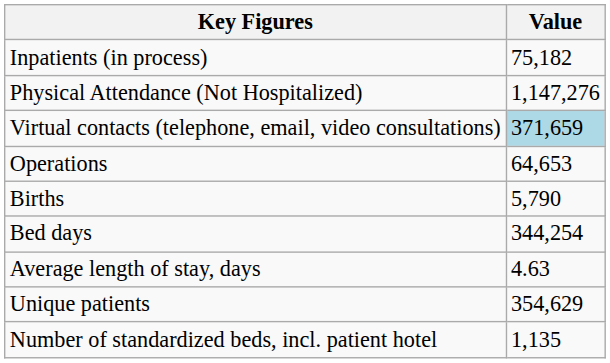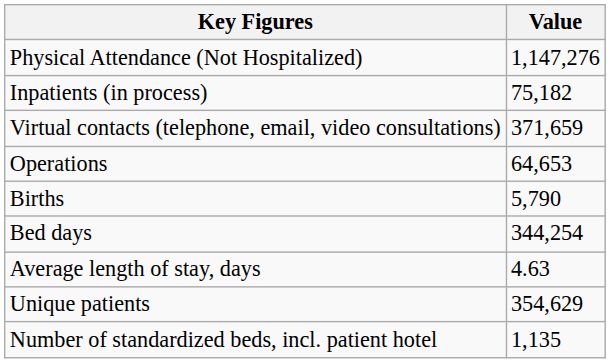rows swapped: (109, 57) <-> (186, 92)
(547, 127) lightblue background -> (547, 127) no background
